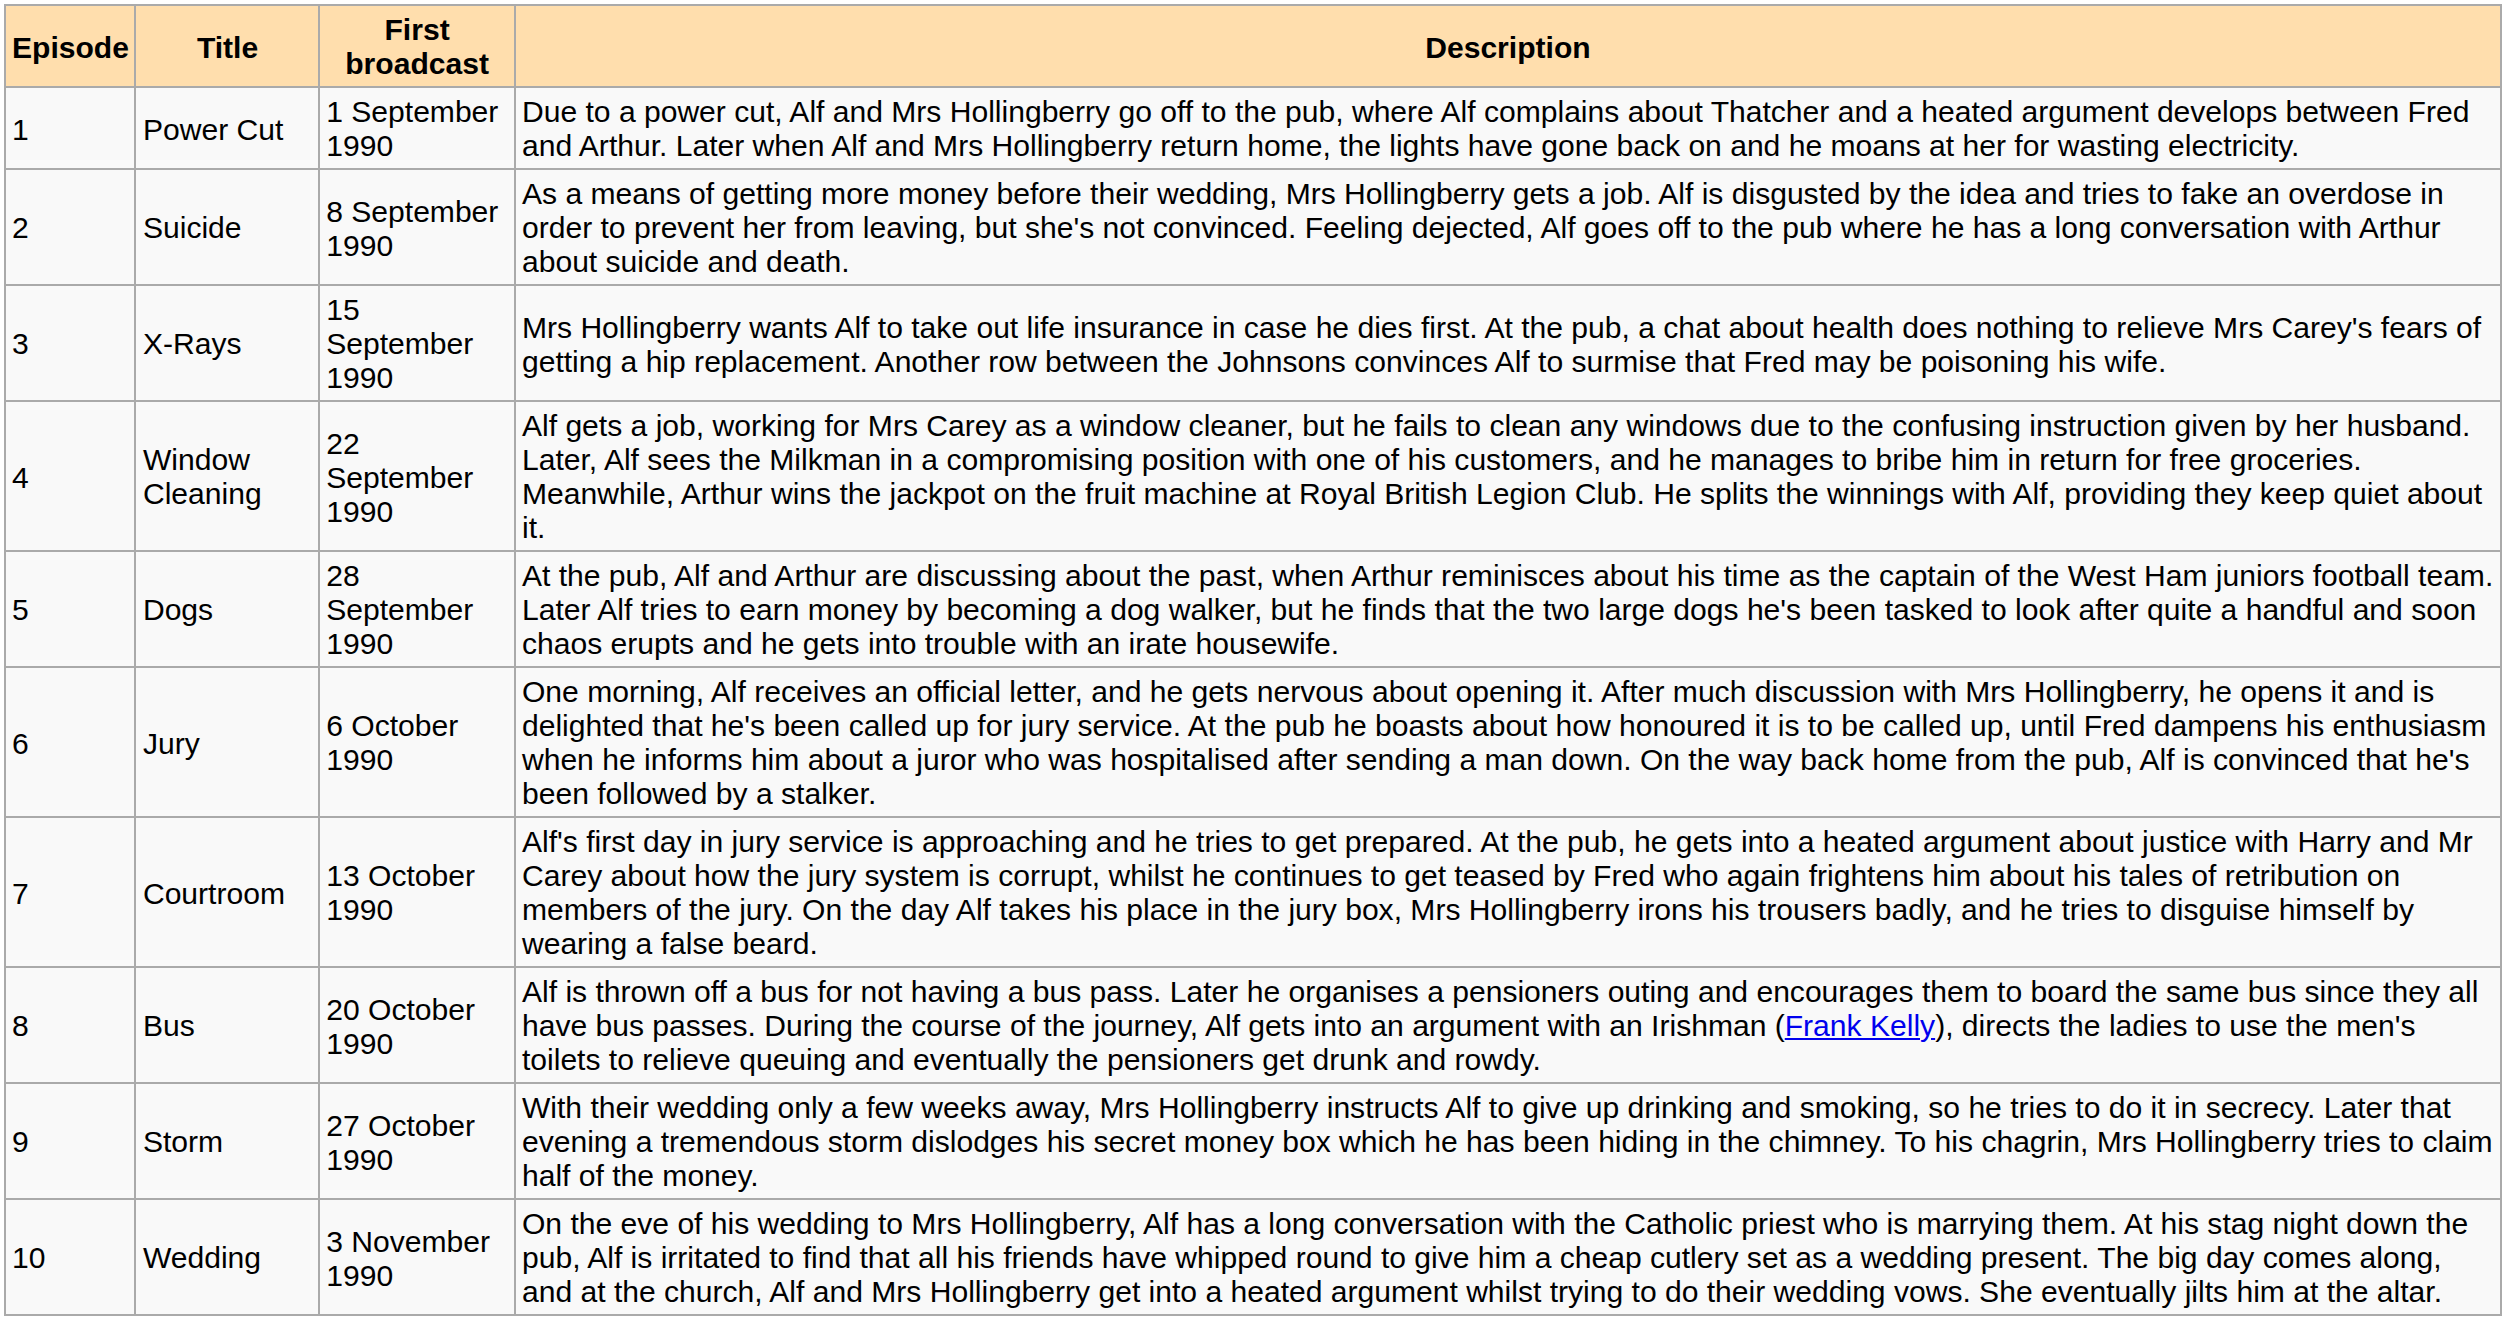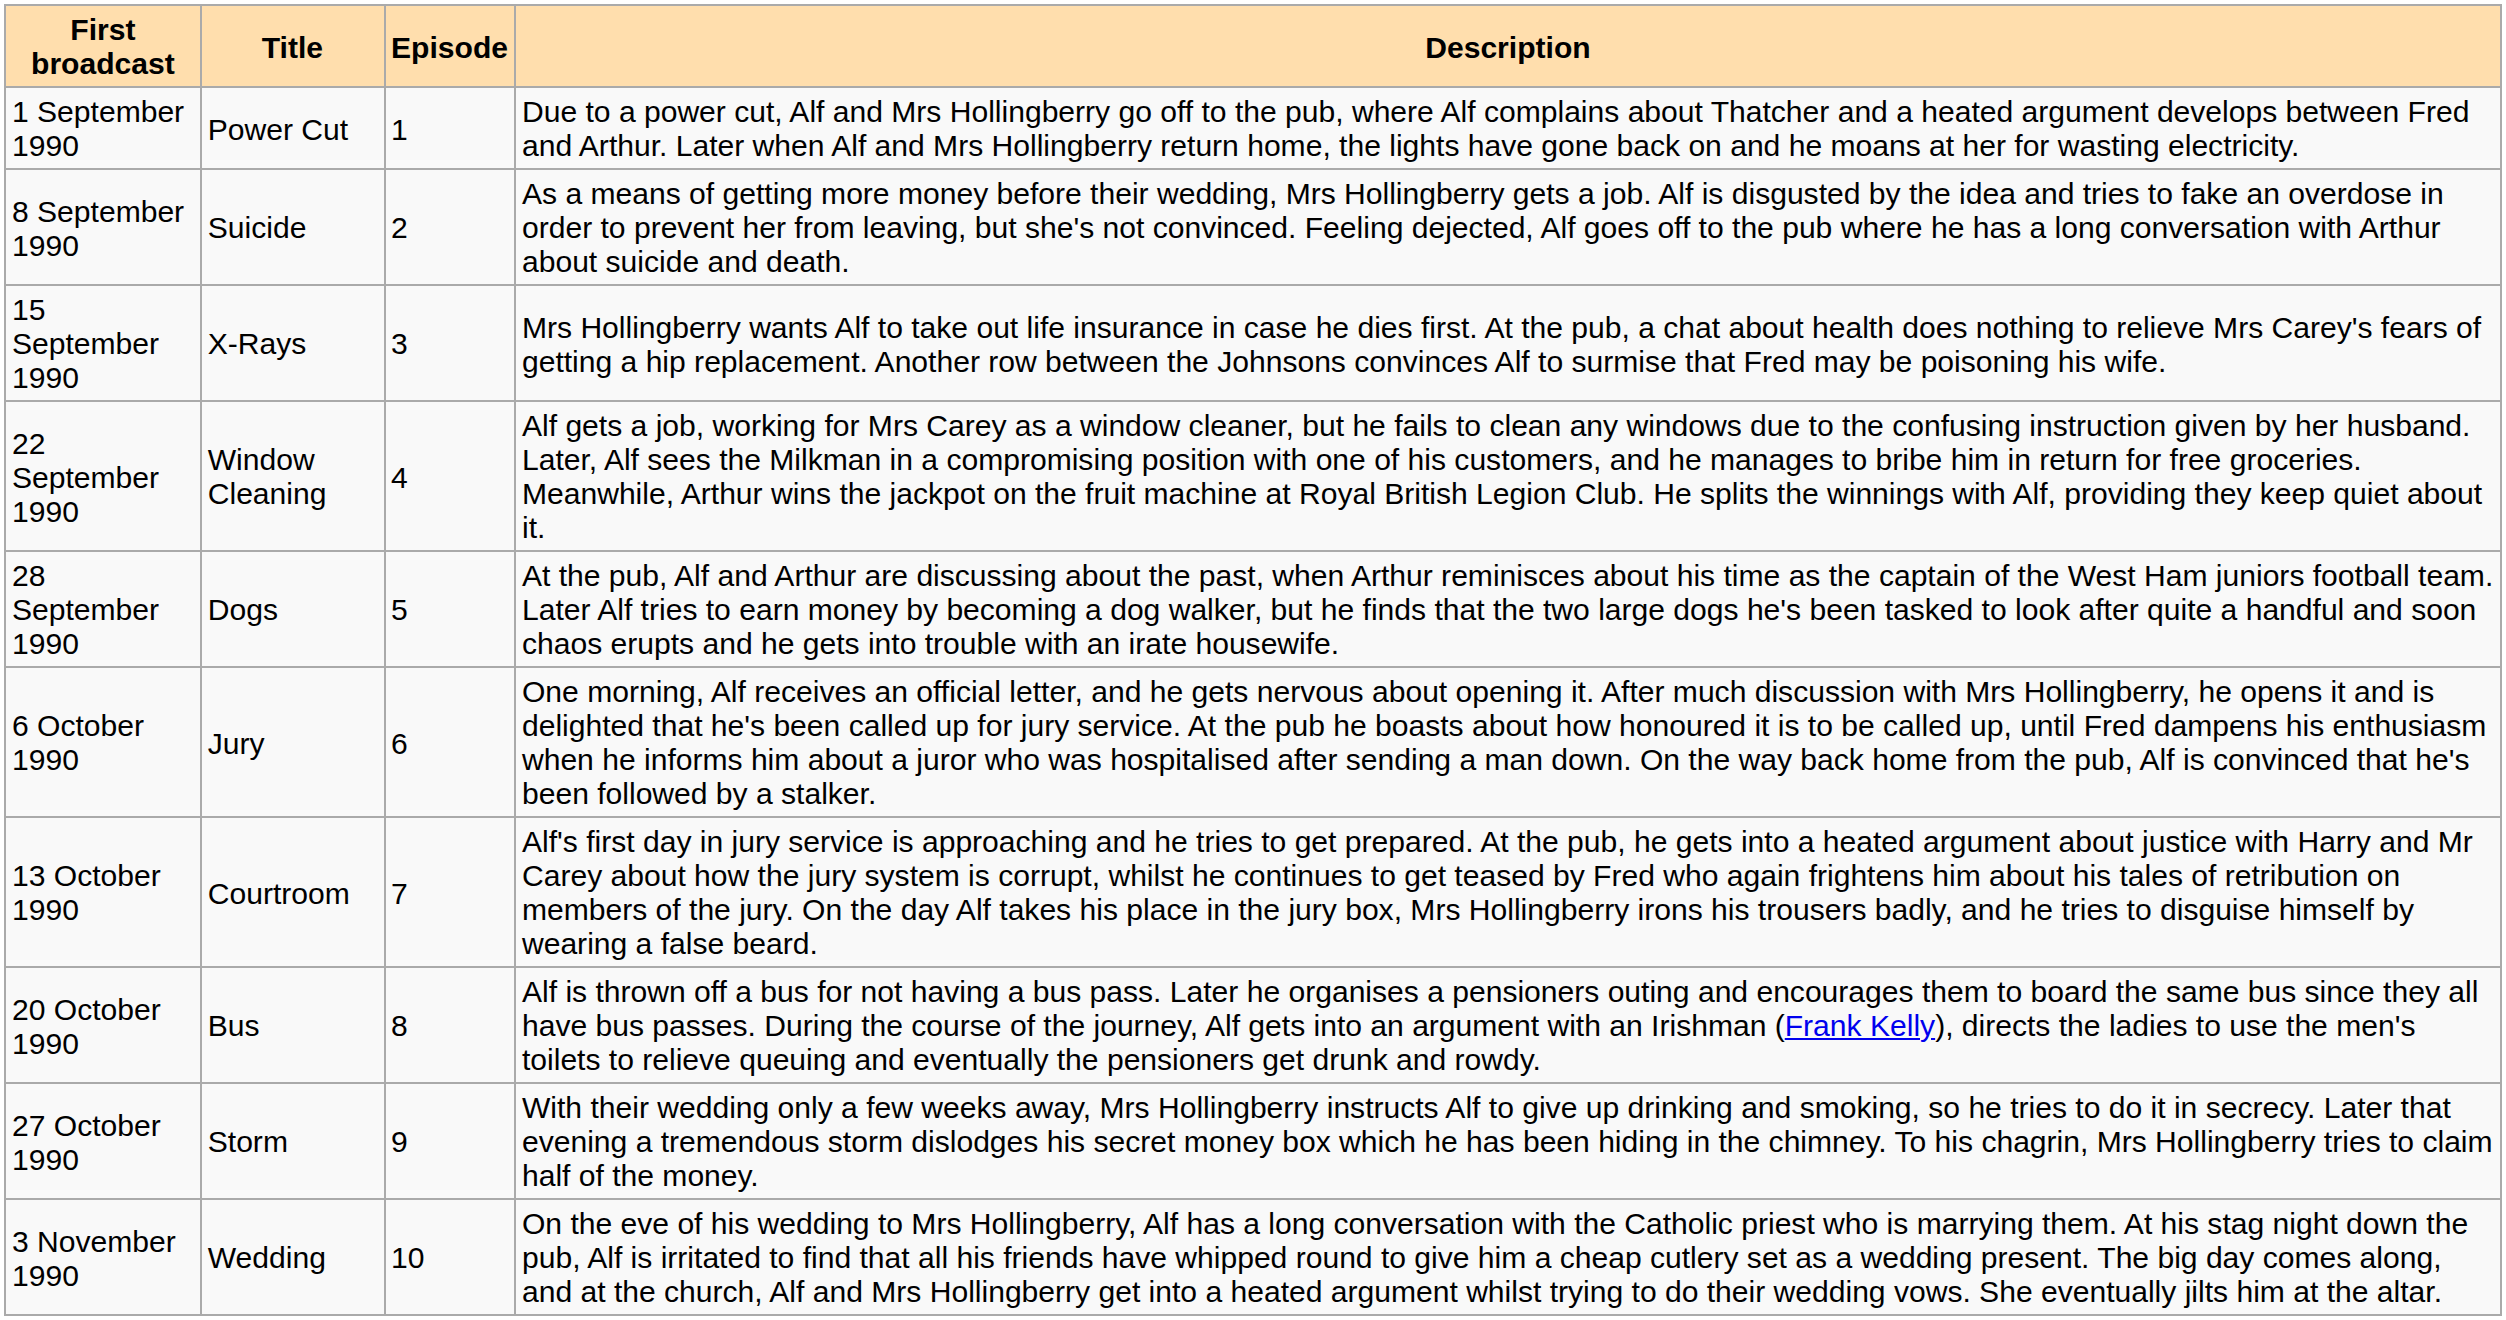columns swapped: (70, 46) <-> (417, 46)
